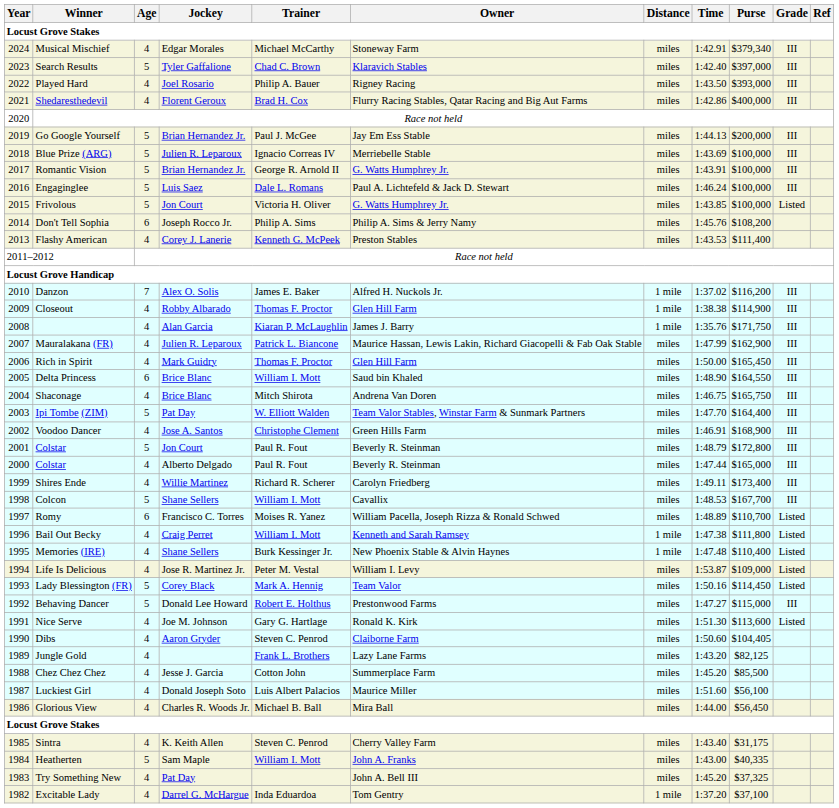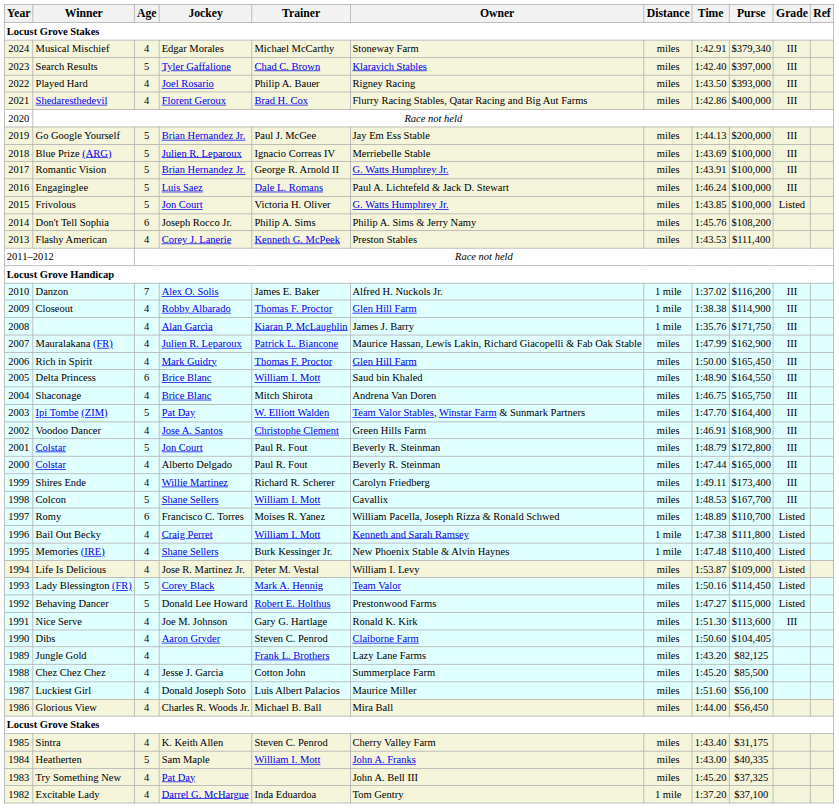(792, 603) III -> (792, 603) Listed
(792, 621) Listed -> (792, 621) III
